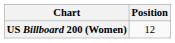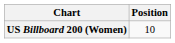(150, 29) 12 -> (150, 29) 10
